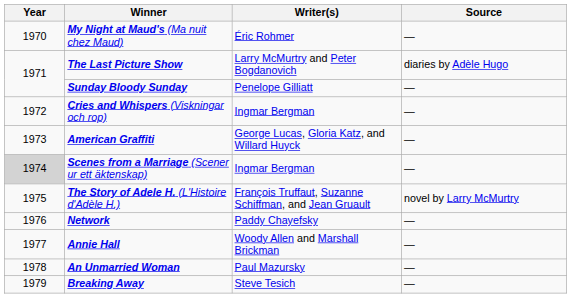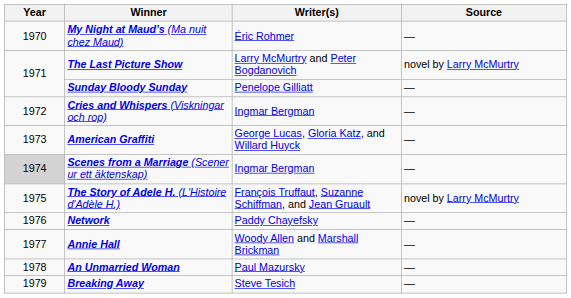(456, 65) diaries by Adèle Hugo -> (461, 65) novel by Larry McMurtry
